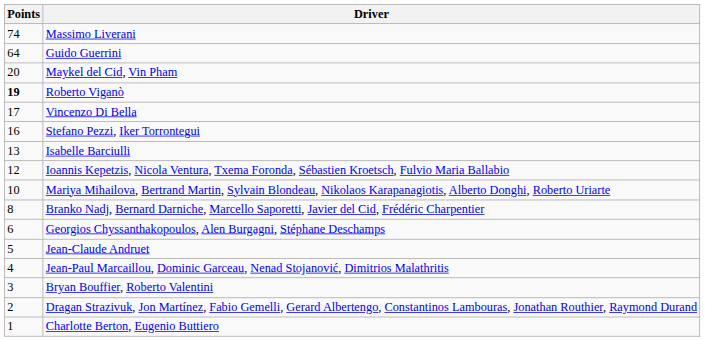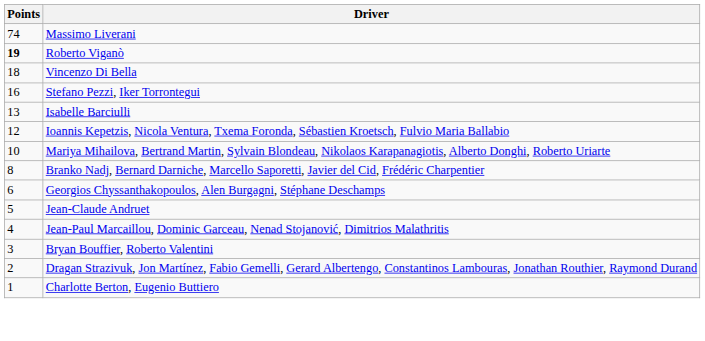- row: (84, 53)
- row: (111, 72)
(13, 111) 17 -> (13, 72) 18
